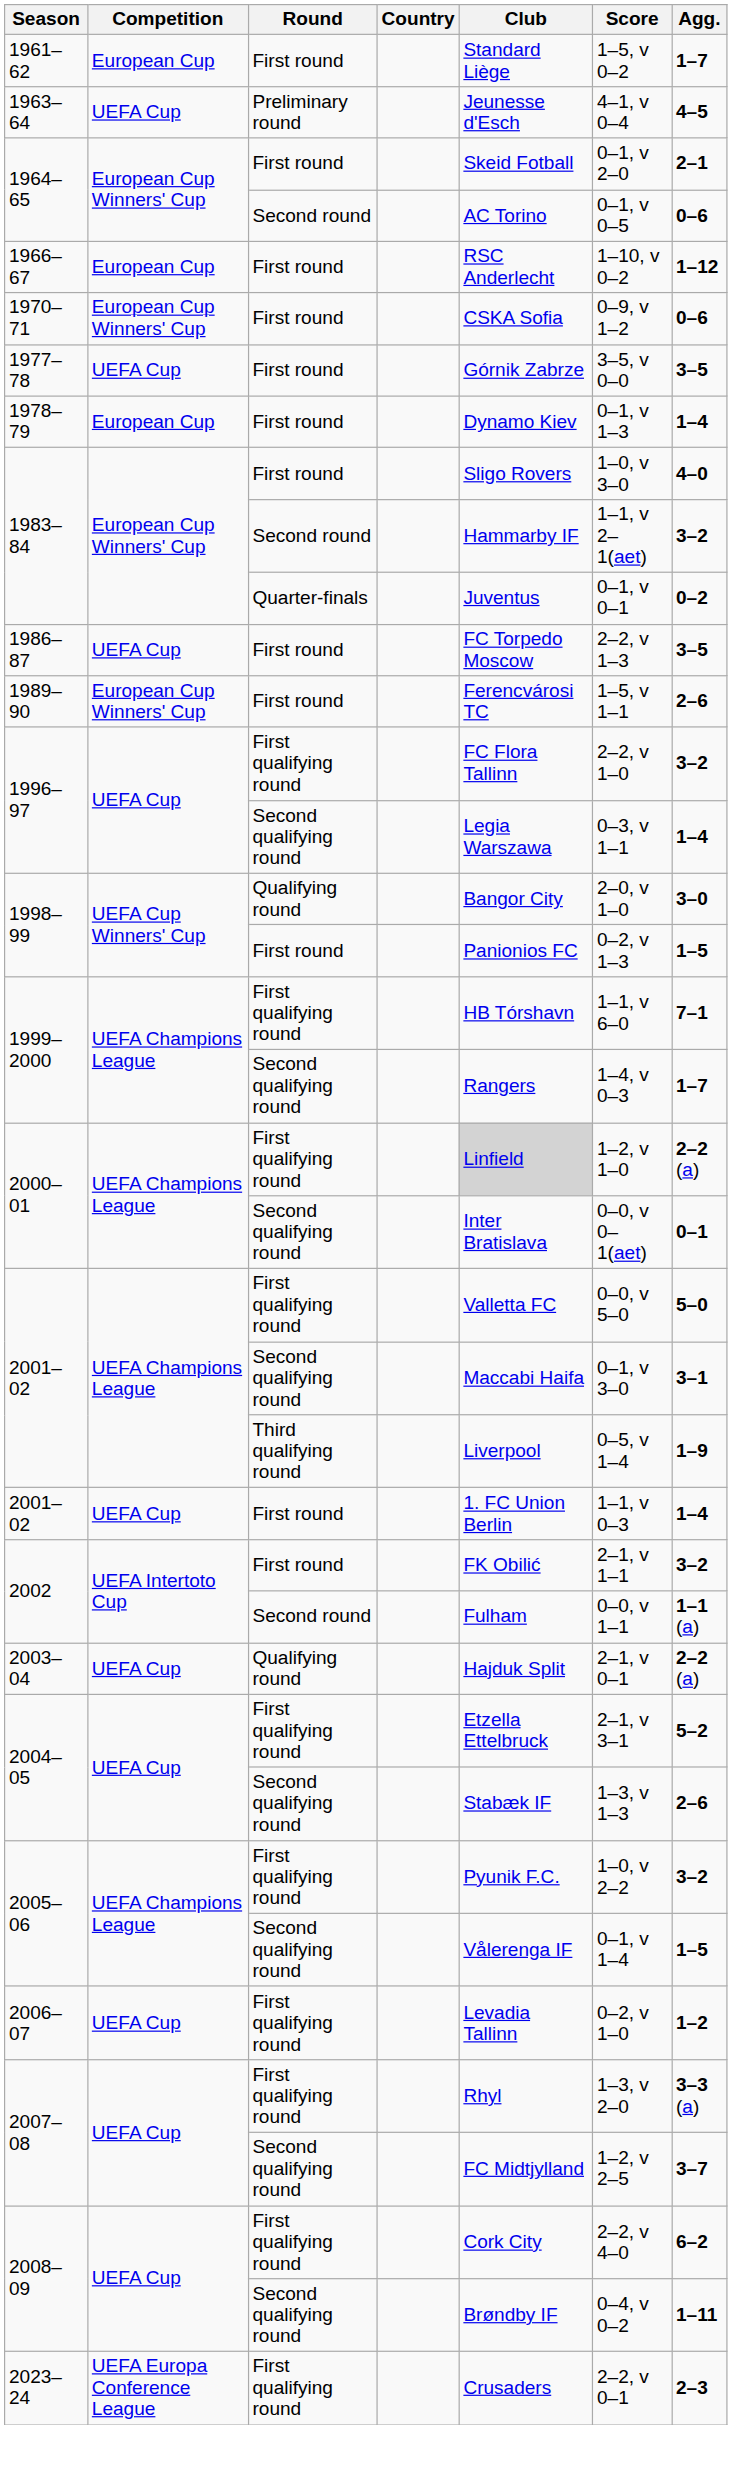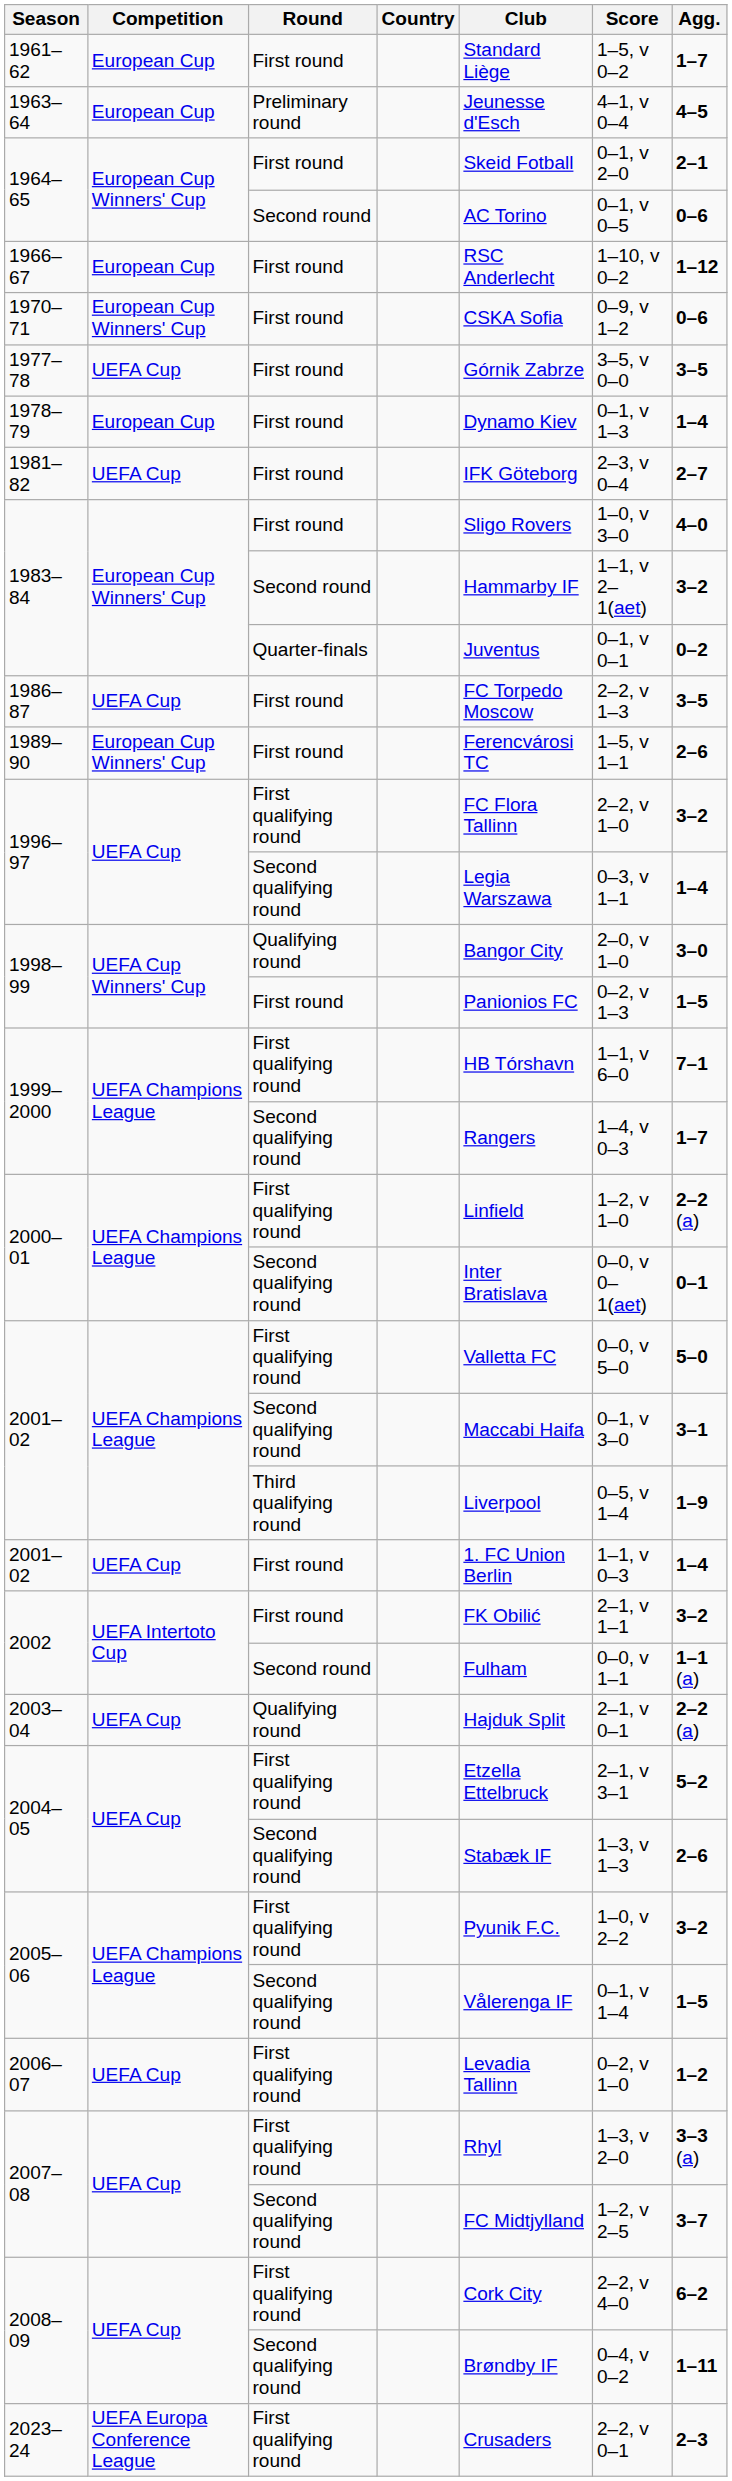(136, 112) UEFA Cup -> (153, 112) European Cup
+ row: (35, 473)
(494, 1159) lightgrey background -> (494, 1210) no background
